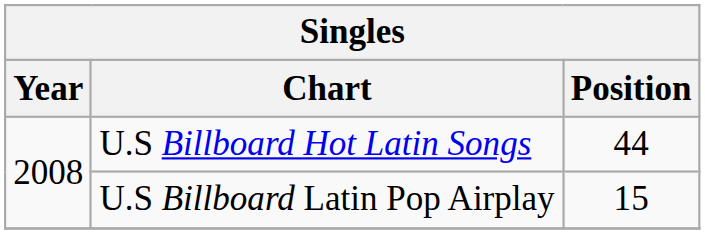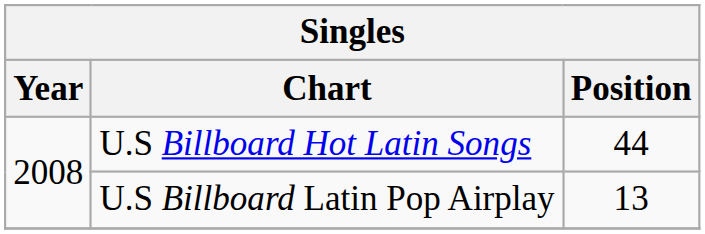(631, 198) 15 -> (631, 198) 13
